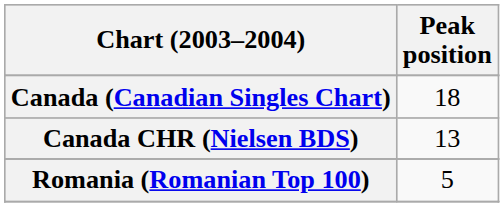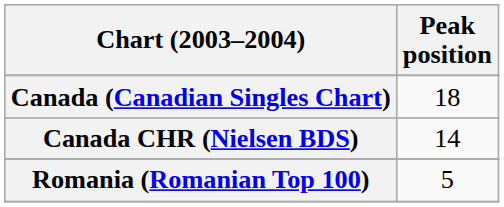(447, 138) 13 -> (447, 138) 14
